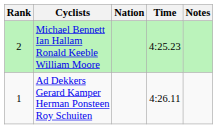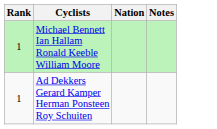- column: (165, 12)
(19, 46) 2 -> (19, 46) 1
